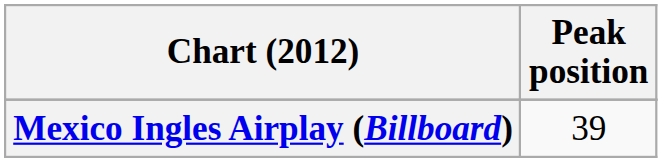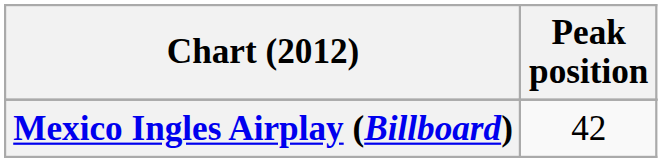(589, 127) 39 -> (589, 127) 42
